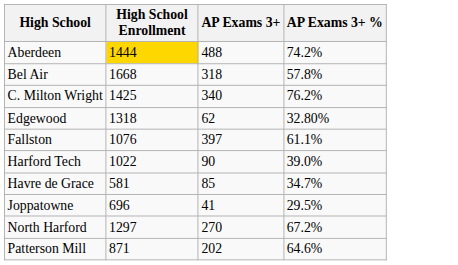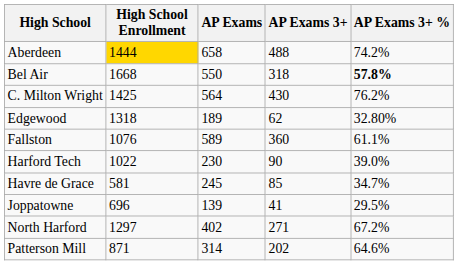+ column: (232, 23)
(304, 74) normal -> (373, 74) bold
(212, 96) 340 -> (279, 96) 430
(212, 140) 397 -> (279, 140) 360
(212, 227) 270 -> (279, 227) 271
